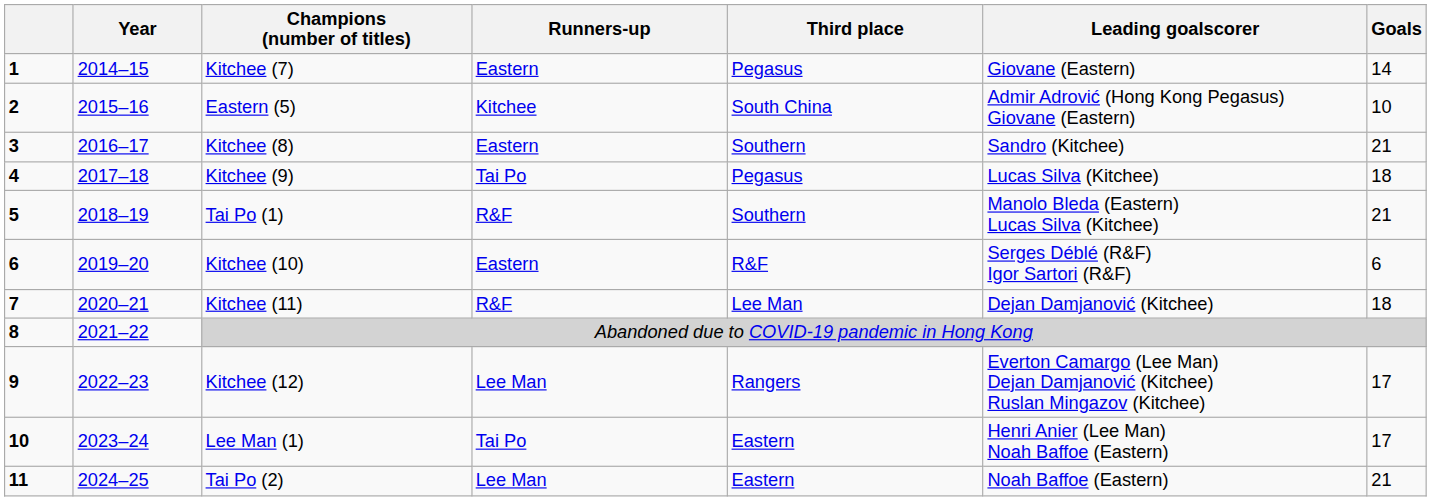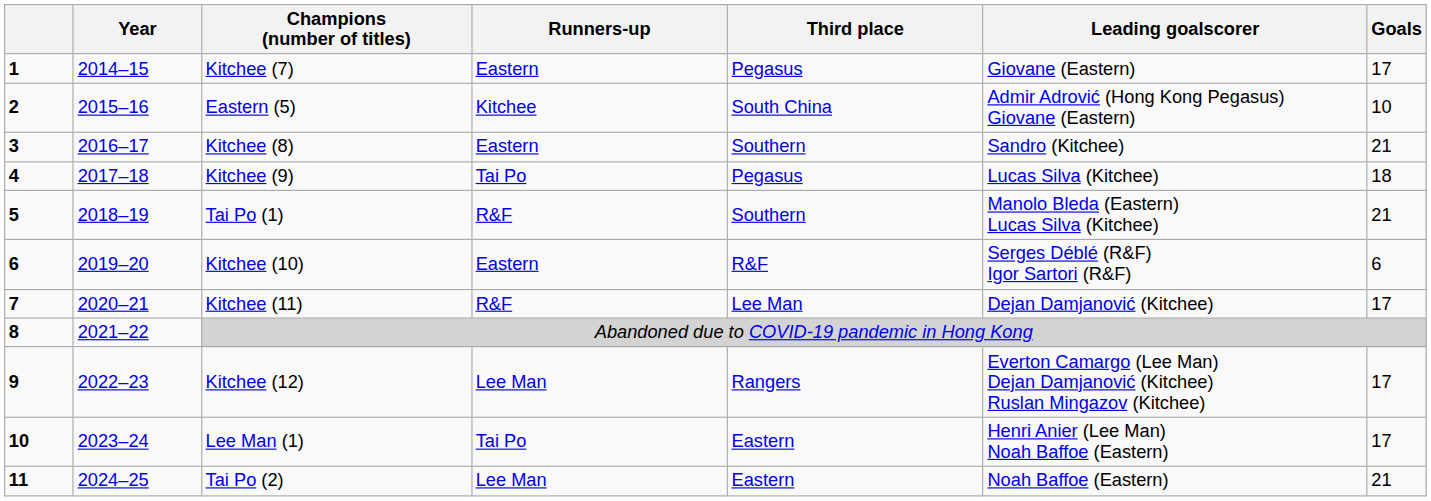(1381, 68) 14 -> (1381, 68) 17
(1381, 303) 18 -> (1381, 303) 17
